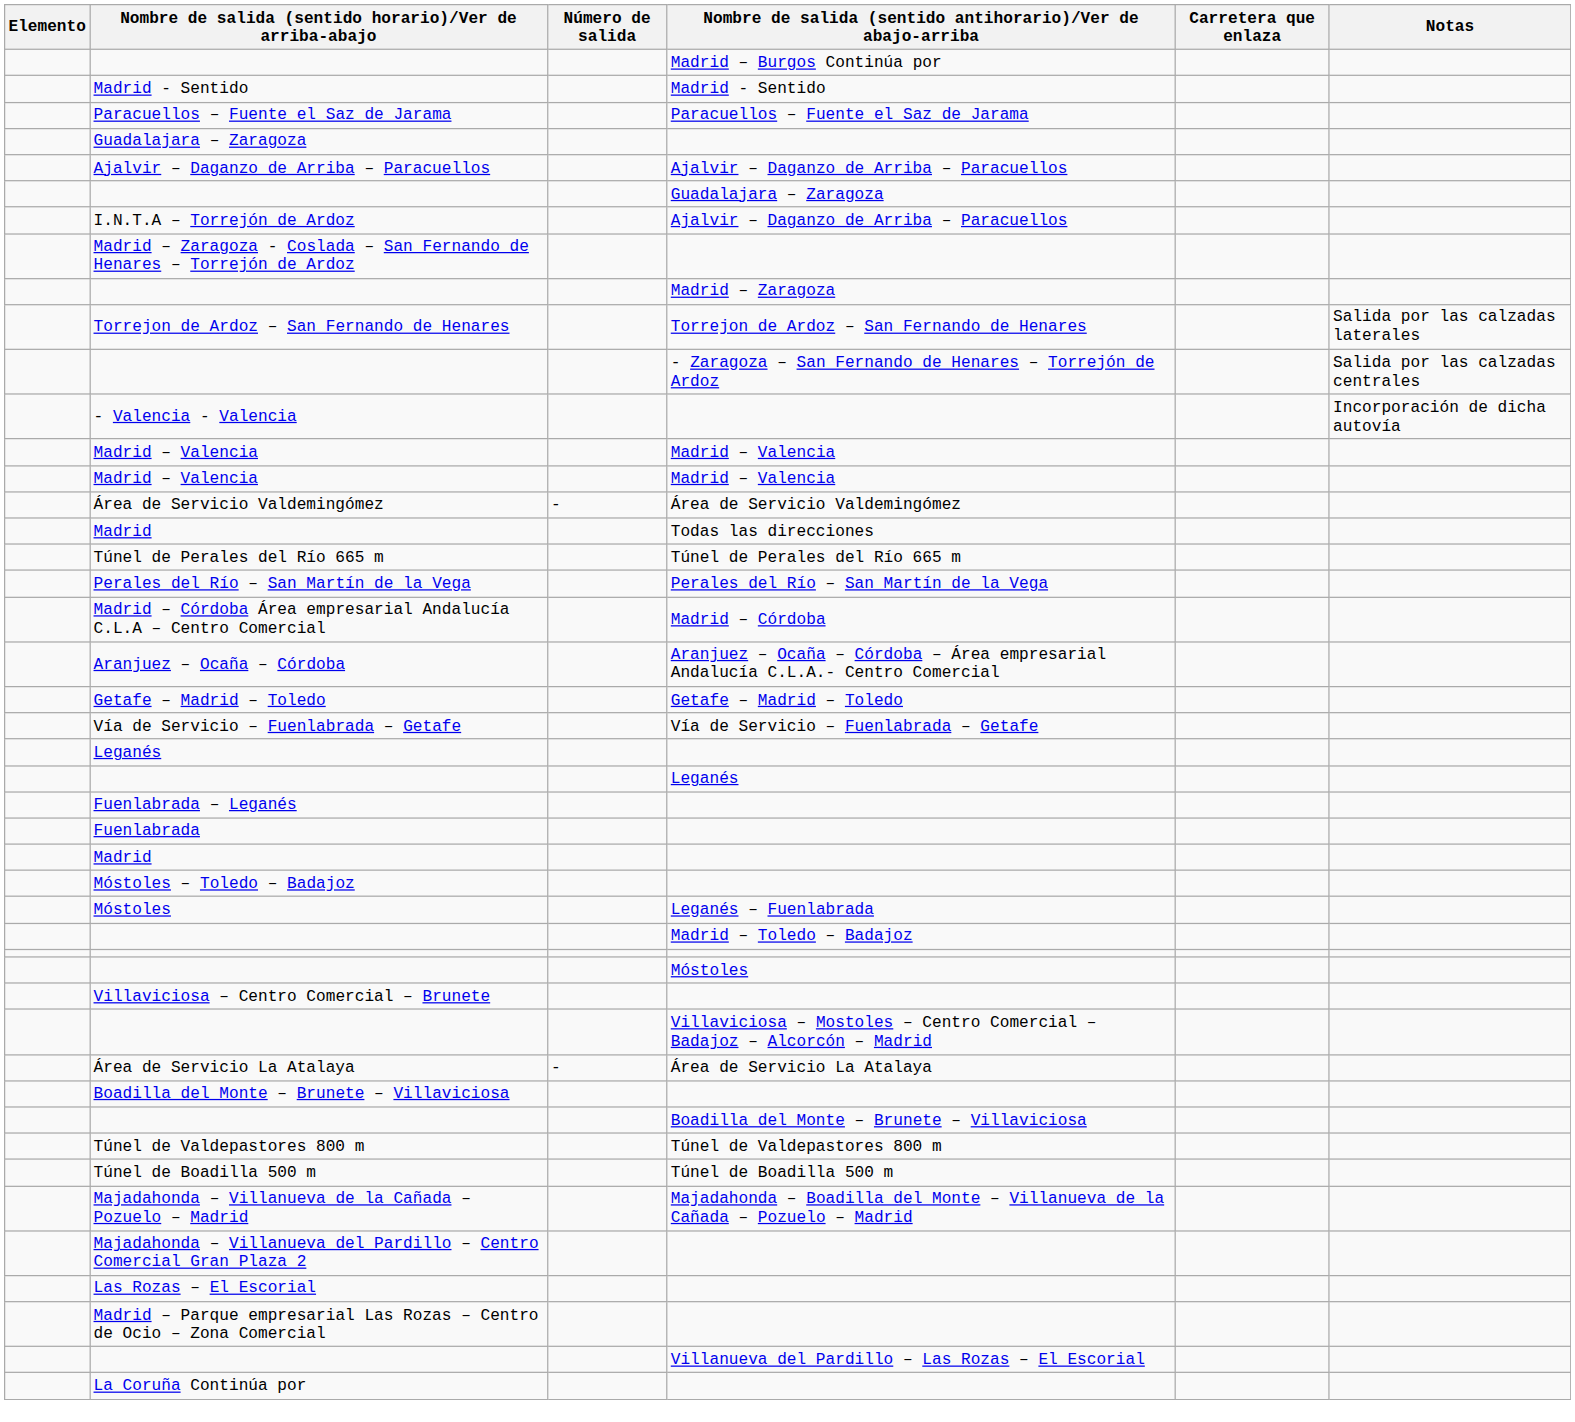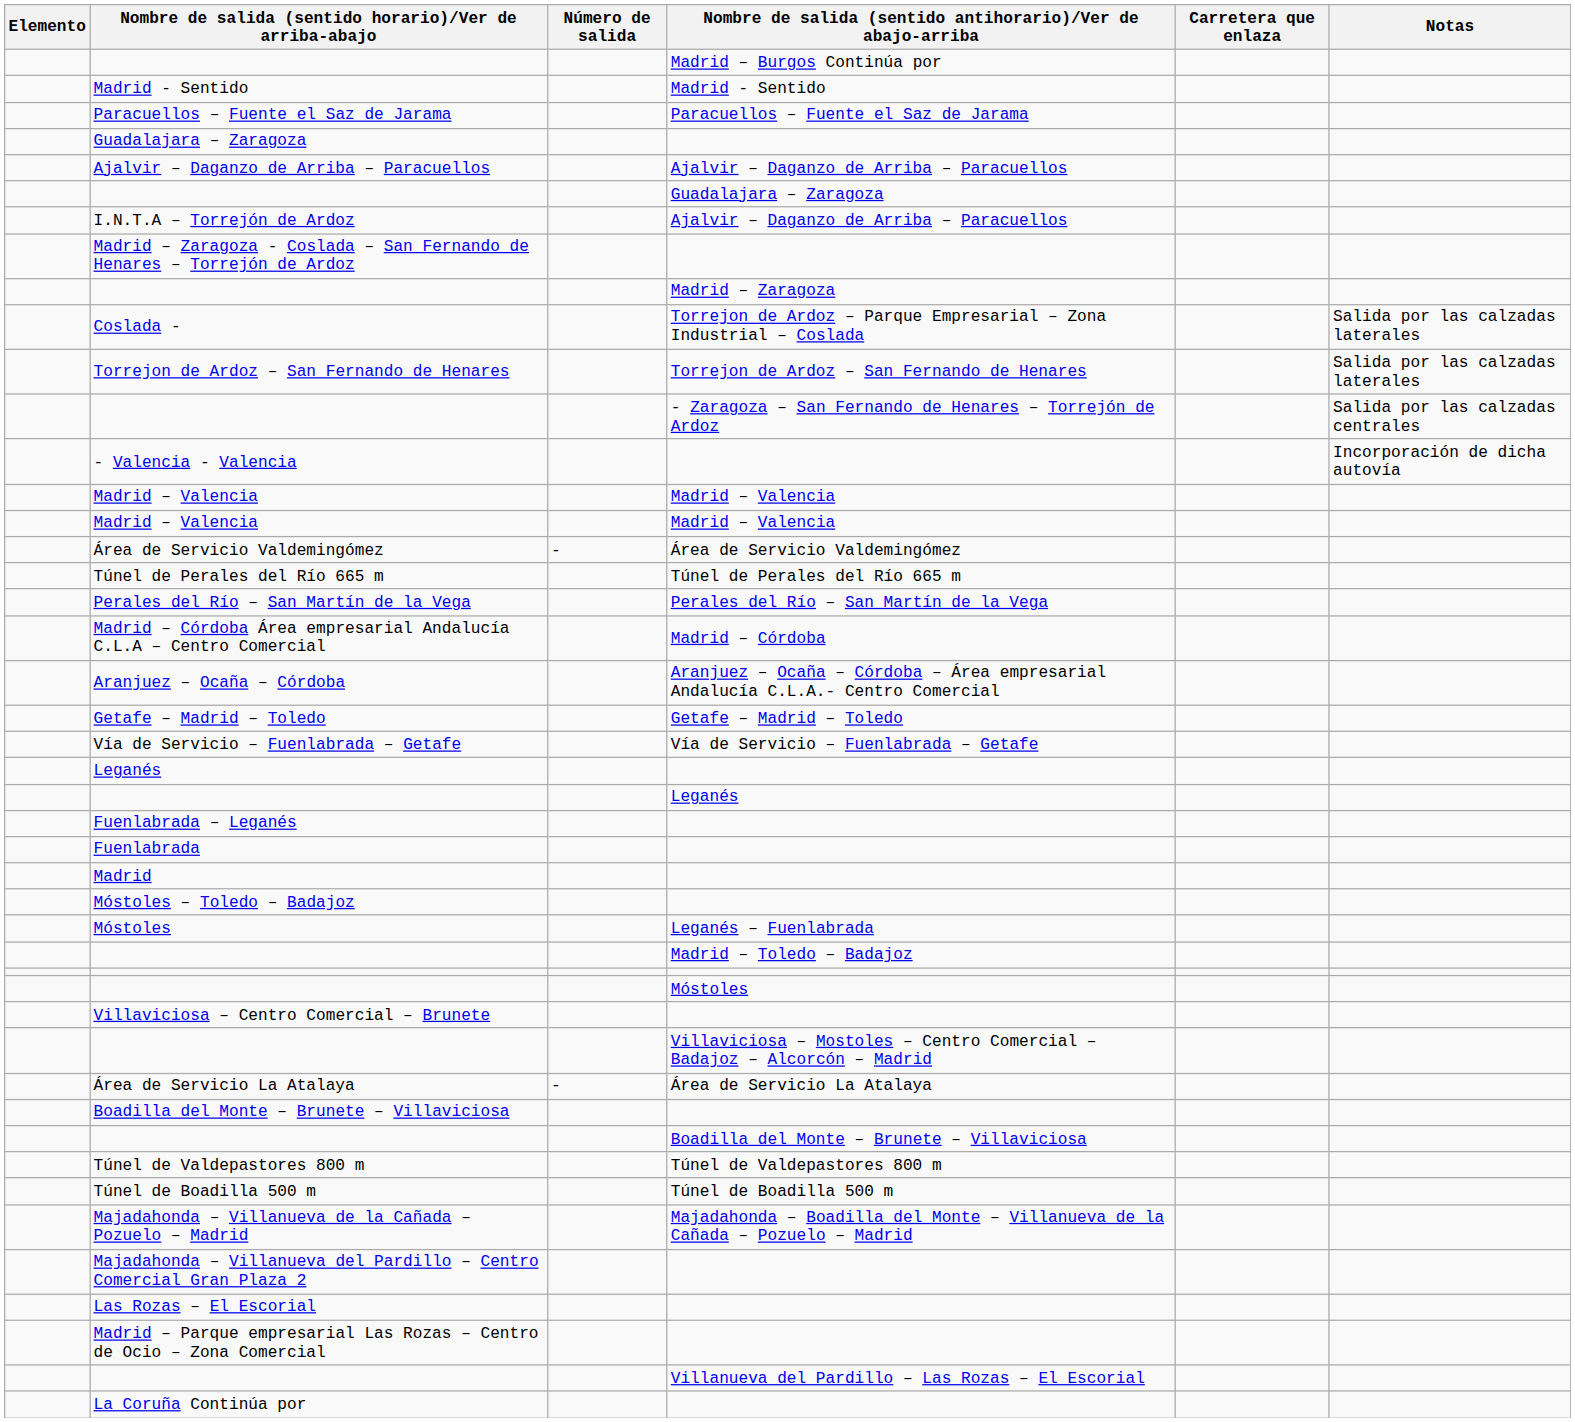+ row: (137, 327)
- row: (123, 531)
